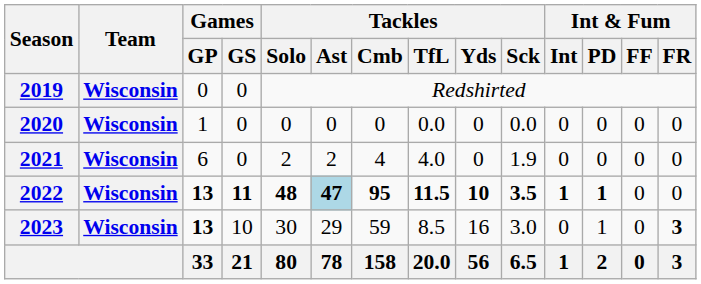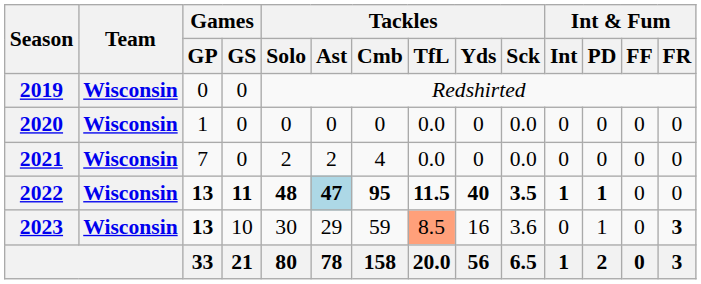(203, 158) 6 -> (203, 158) 7
(432, 158) 4.0 -> (432, 158) 0.0
(523, 158) 1.9 -> (523, 158) 0.0
(478, 192) 10 -> (478, 192) 40
(432, 227) no background -> (432, 227) lightsalmon background
(523, 227) 3.0 -> (523, 227) 3.6
